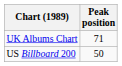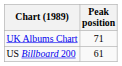(99, 54) 50 -> (99, 54) 61
